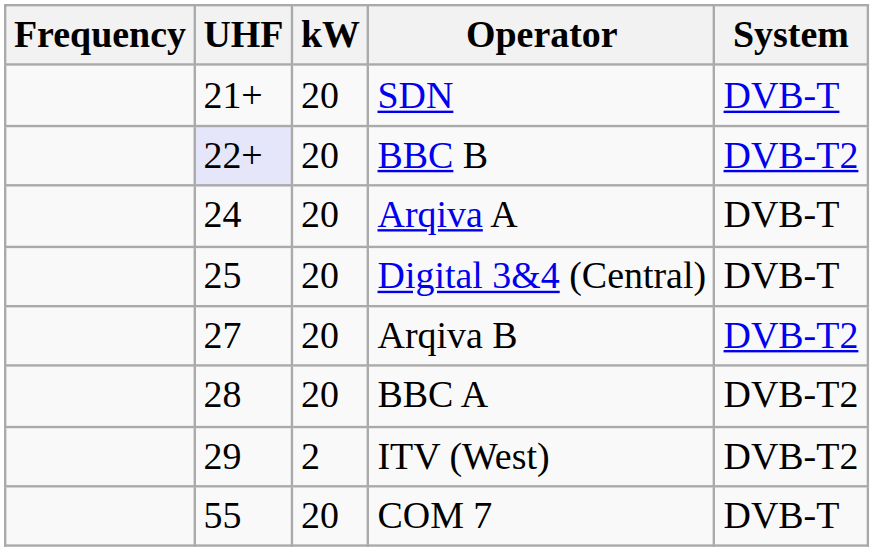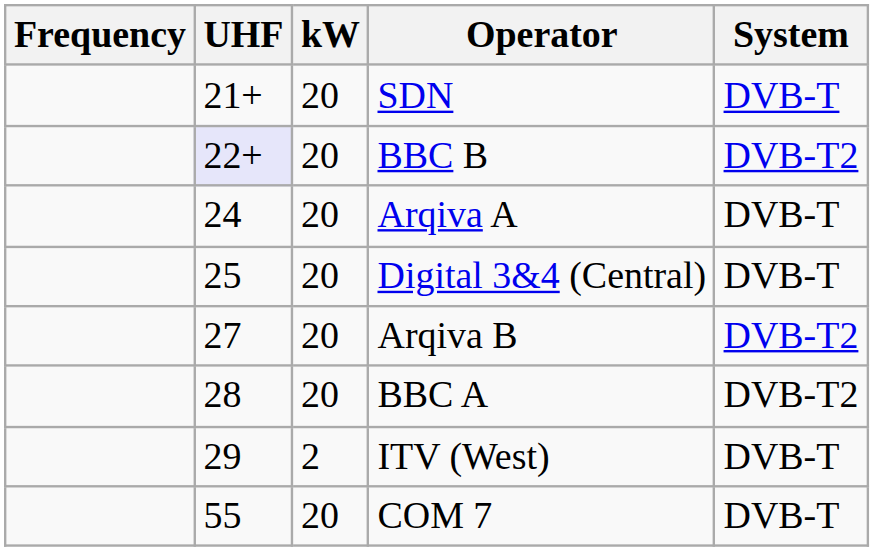(791, 455) DVB-T2 -> (781, 455) DVB-T
